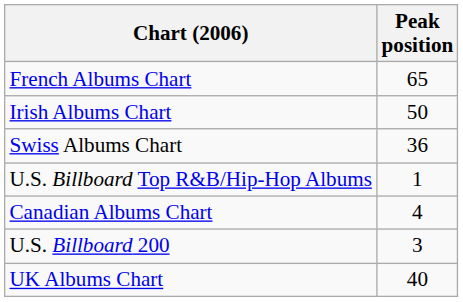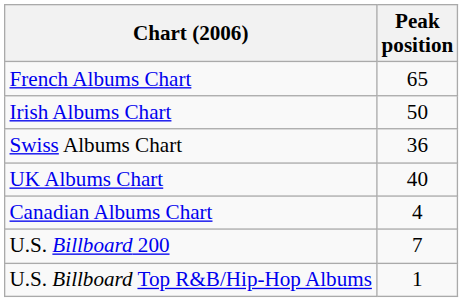rows swapped: (86, 279) <-> (191, 178)
(417, 245) 3 -> (417, 245) 7
